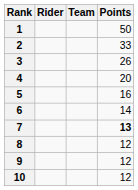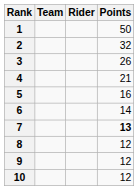columns swapped: (50, 12) <-> (82, 12)
(126, 45) 33 -> (126, 45) 32
(126, 78) 20 -> (126, 78) 21
